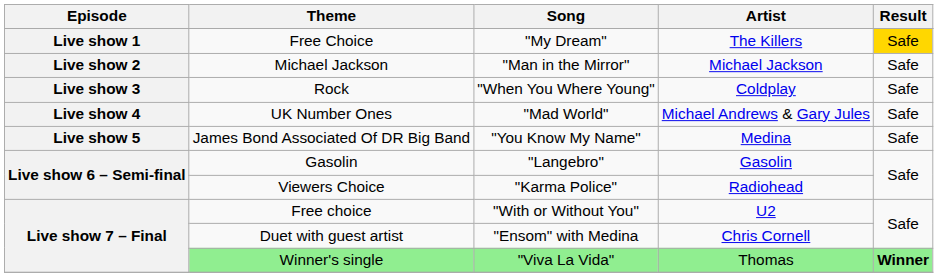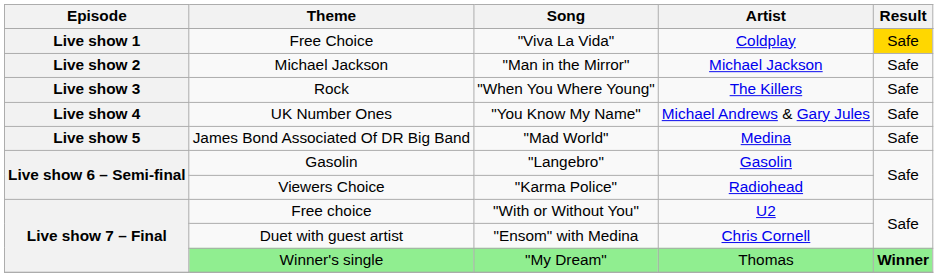(566, 41) "My Dream" -> (566, 41) "Viva La Vida"
(766, 41) The Killers -> (766, 41) Coldplay
(766, 89) Coldplay -> (766, 89) The Killers
(566, 114) "Mad World" -> (566, 114) "You Know My Name"
(566, 138) "You Know My Name" -> (566, 138) "Mad World"
(566, 260) "Viva La Vida" -> (566, 260) "My Dream"
